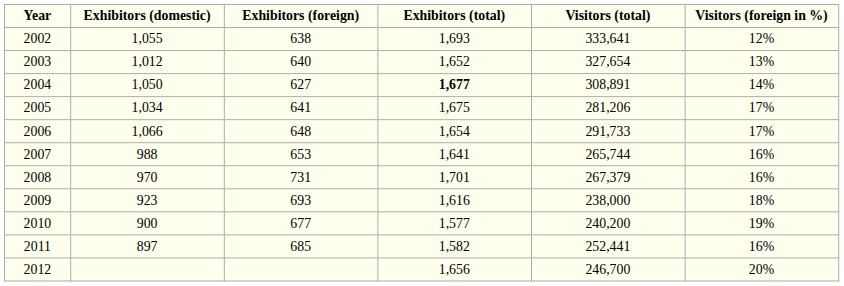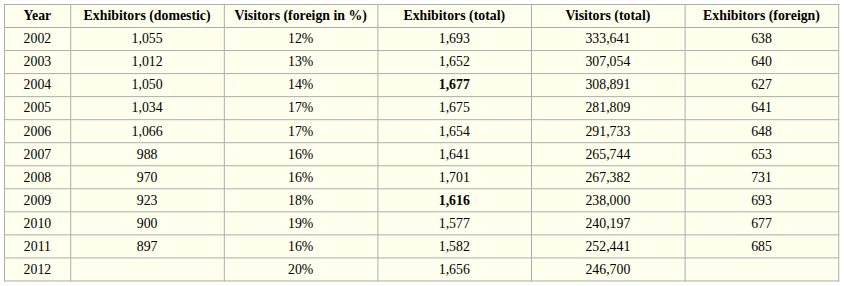columns swapped: (301, 16) <-> (762, 16)
(608, 62) 327,654 -> (608, 62) 307,054
(608, 108) 281,206 -> (608, 108) 281,809
(608, 177) 267,379 -> (608, 177) 267,382
(454, 200) normal -> (454, 200) bold
(608, 223) 240,200 -> (608, 223) 240,197
